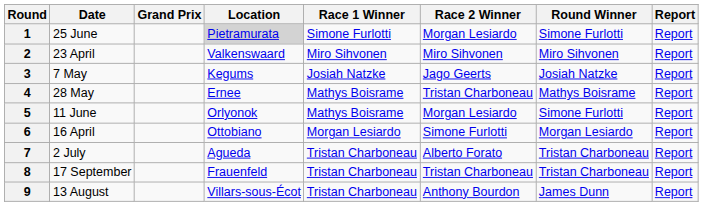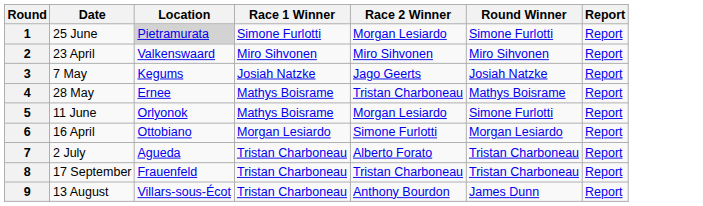- column: (169, 14)
